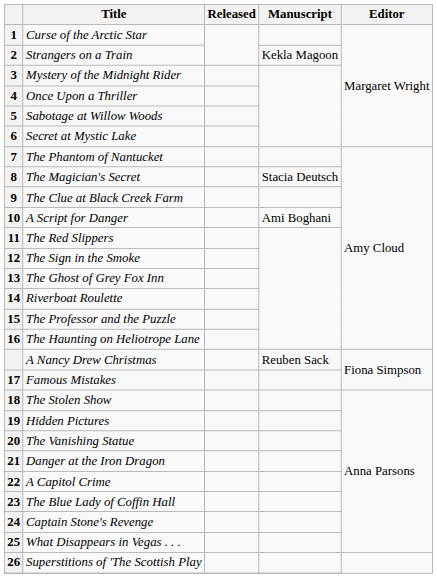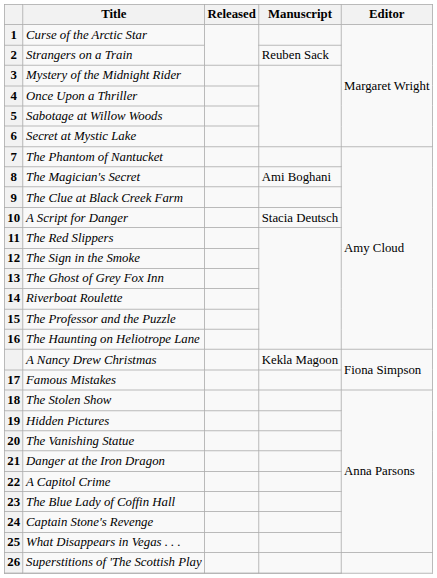(300, 55) Kekla Magoon -> (295, 55) Reuben Sack
(300, 177) Stacia Deutsch -> (296, 177) Ami Boghani
(296, 217) Ami Boghani -> (300, 217) Stacia Deutsch
(295, 359) Reuben Sack -> (300, 359) Kekla Magoon
